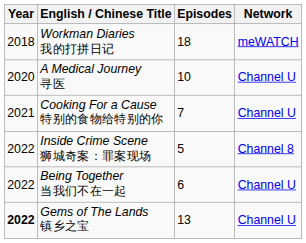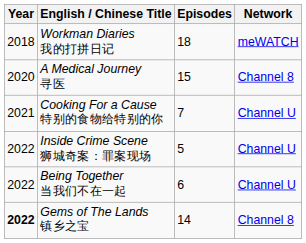(184, 77) 10 -> (184, 77) 15
(267, 77) Channel U -> (266, 77) Channel 8
(266, 149) Channel 8 -> (267, 149) Channel U
(184, 220) 13 -> (184, 220) 14
(267, 220) Channel U -> (266, 220) Channel 8
